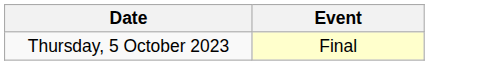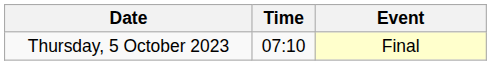+ column: (284, 18)
